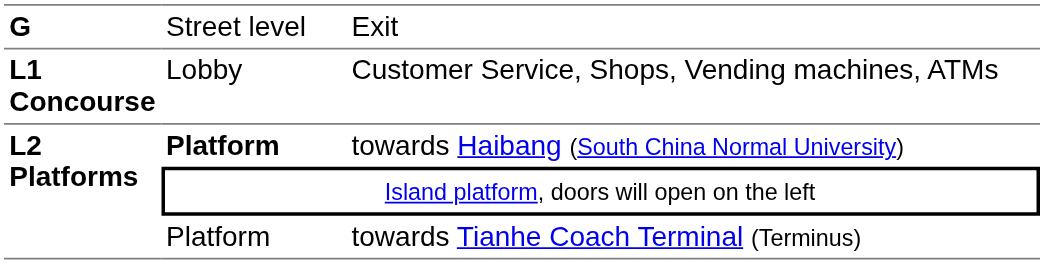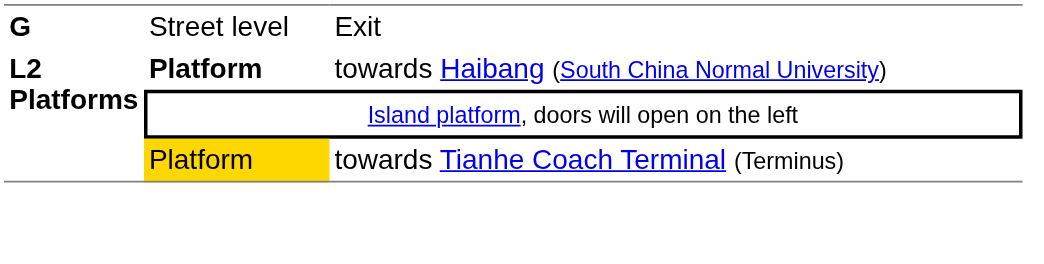- row: (675, 70)
(218, 236) no background -> (201, 159) gold background
